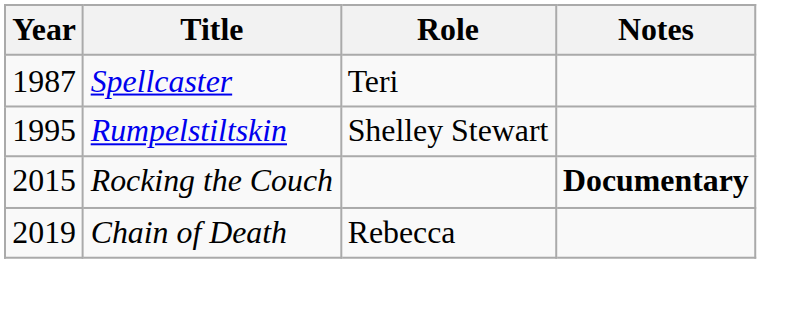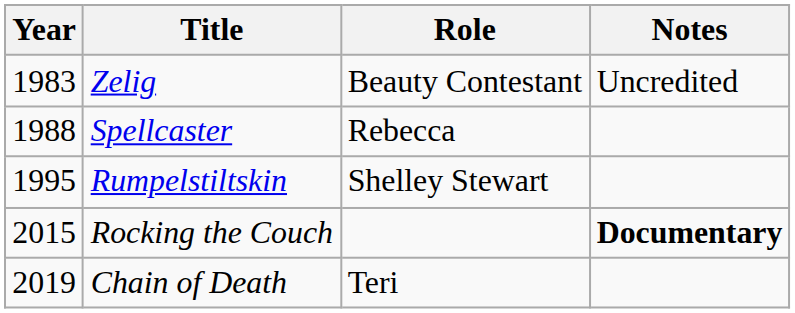+ row: (123, 80)
(44, 80) 1987 -> (44, 130) 1988
(373, 80) Teri -> (402, 130) Rebecca
(402, 231) Rebecca -> (373, 282) Teri
